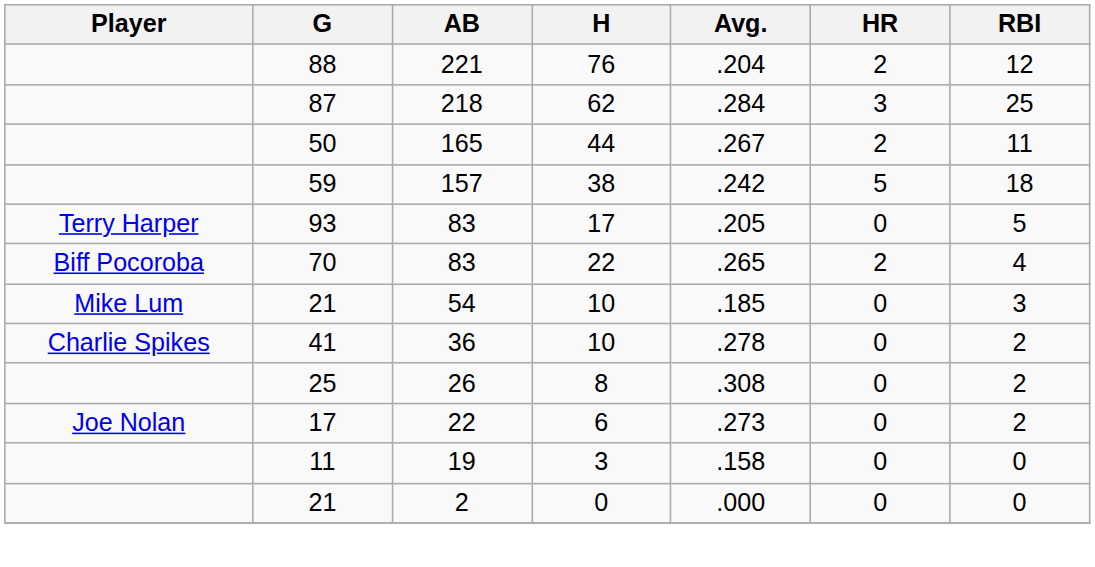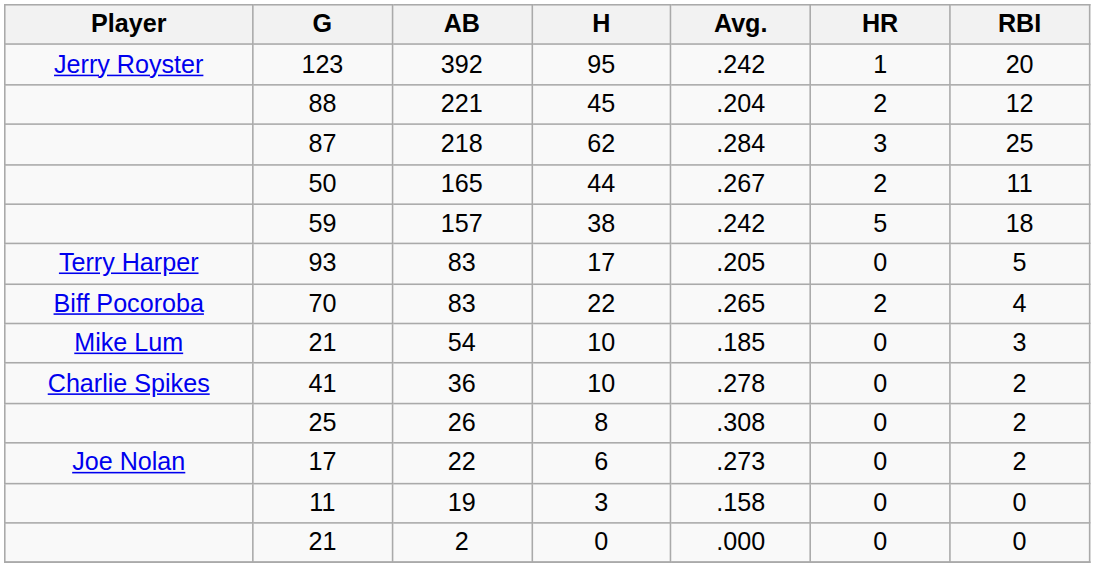+ row: (322, 64)
(601, 64) 76 -> (601, 104) 45
